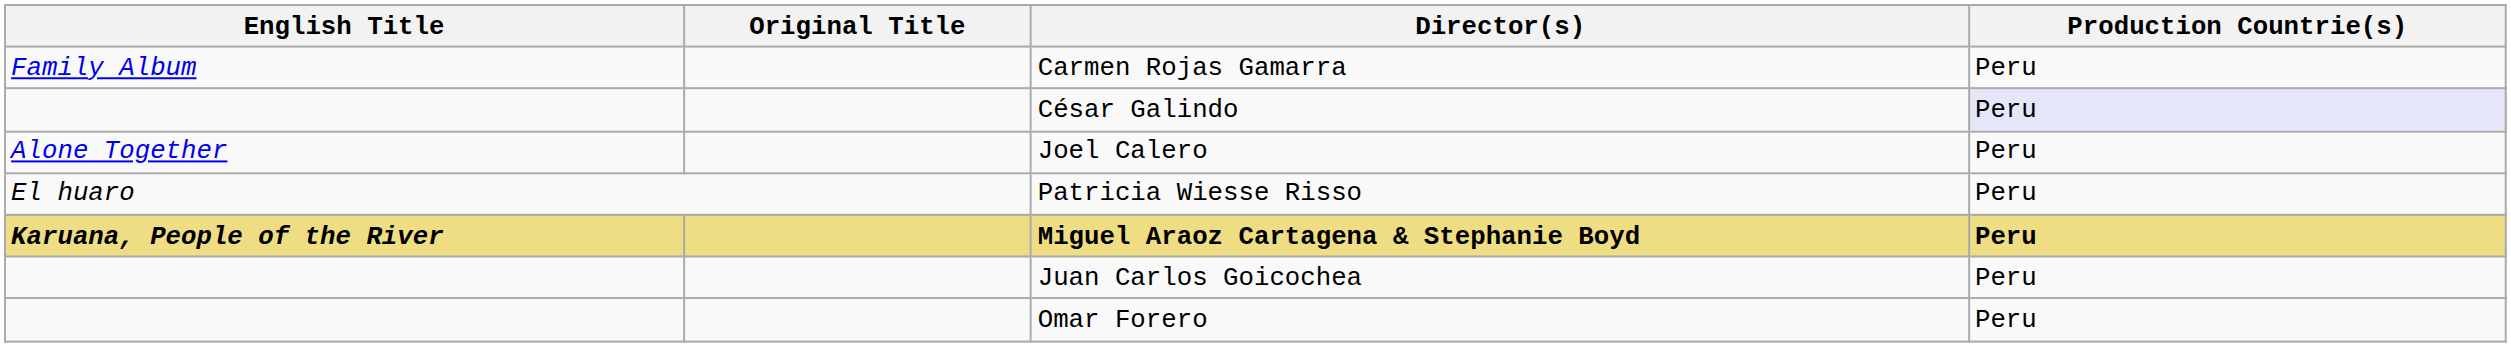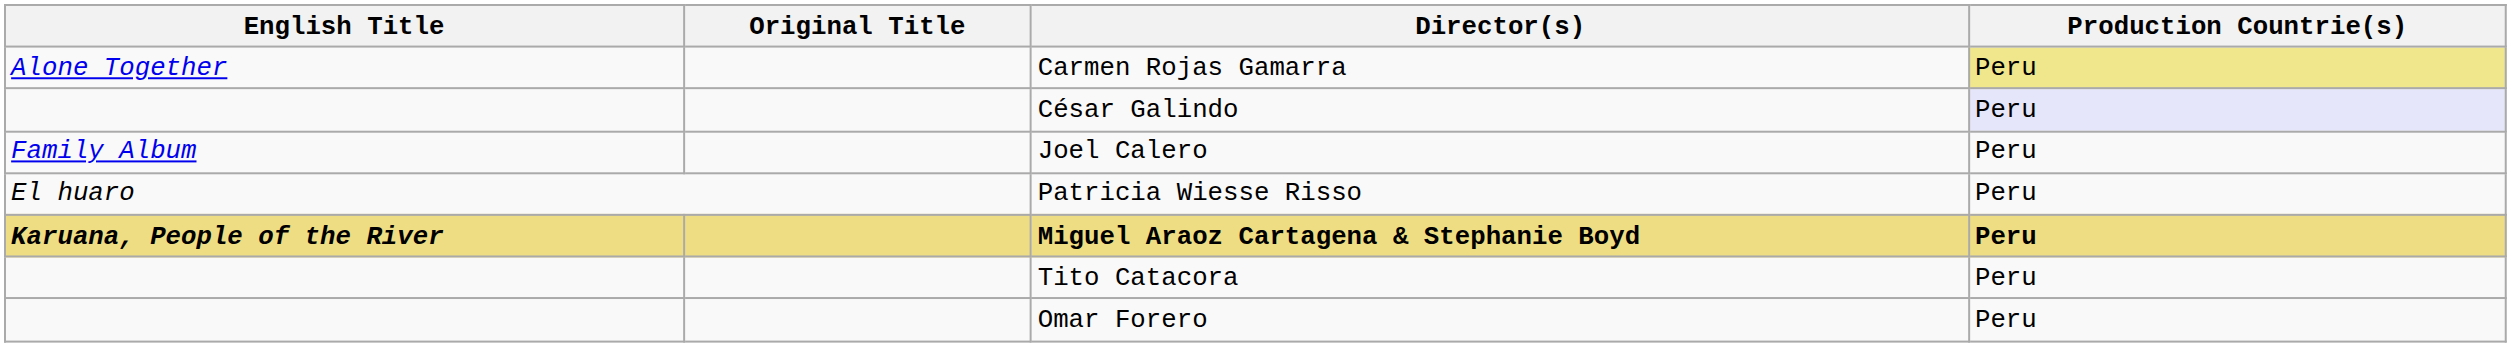(104, 68) Family Album -> (119, 68) Alone Together
(2006, 68) no background -> (2006, 68) khaki background
(119, 152) Alone Together -> (104, 152) Family Album
+ row: (1138, 278)
- row: (1200, 278)
